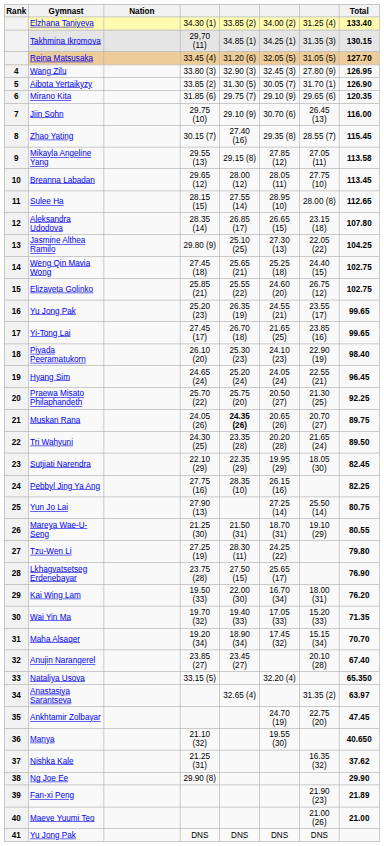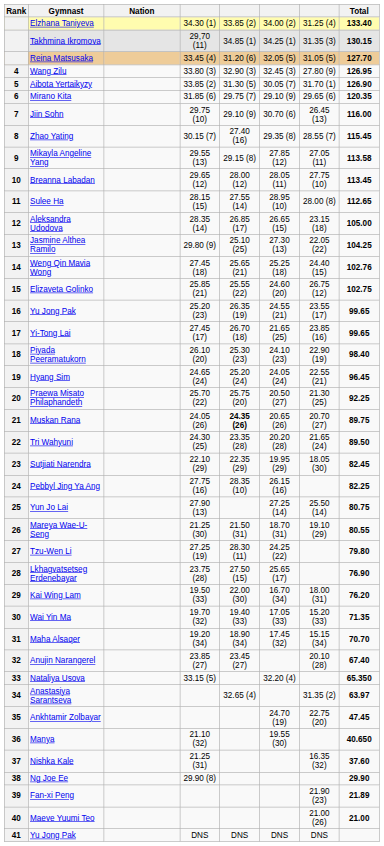(359, 223) 107.80 -> (359, 223) 105.00
(359, 267) 102.75 -> (359, 267) 102.76
(359, 761) 37.62 -> (359, 761) 37.60
